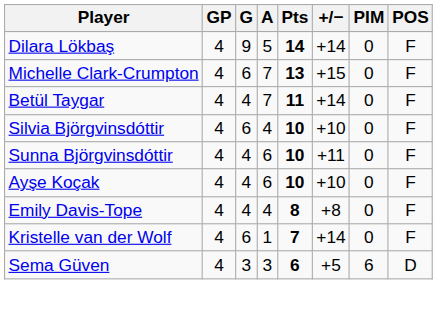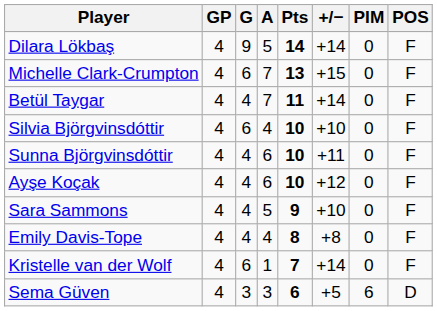(331, 182) +10 -> (331, 182) +12
+ row: (68, 210)
